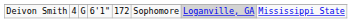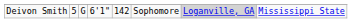(74, 11) 4 -> (74, 11) 5
(122, 11) 172 -> (122, 11) 142
